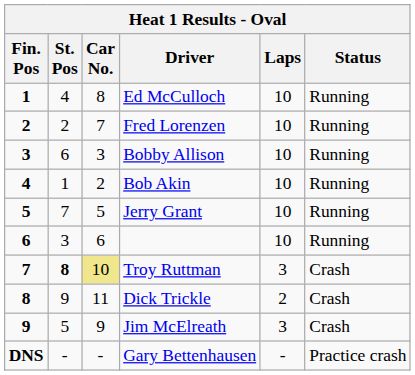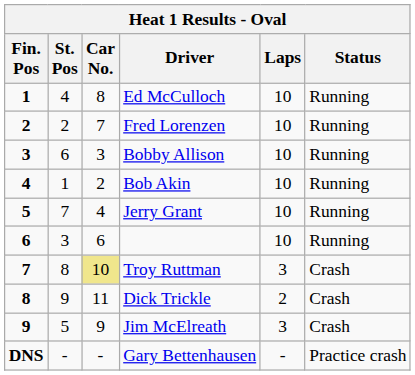(101, 212) 5 -> (101, 212) 4
(65, 269) bold -> (65, 269) normal
